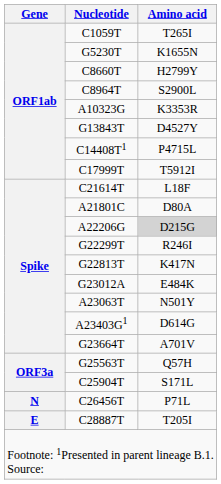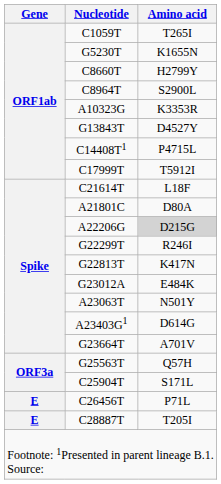(35, 401) N -> (35, 401) E
